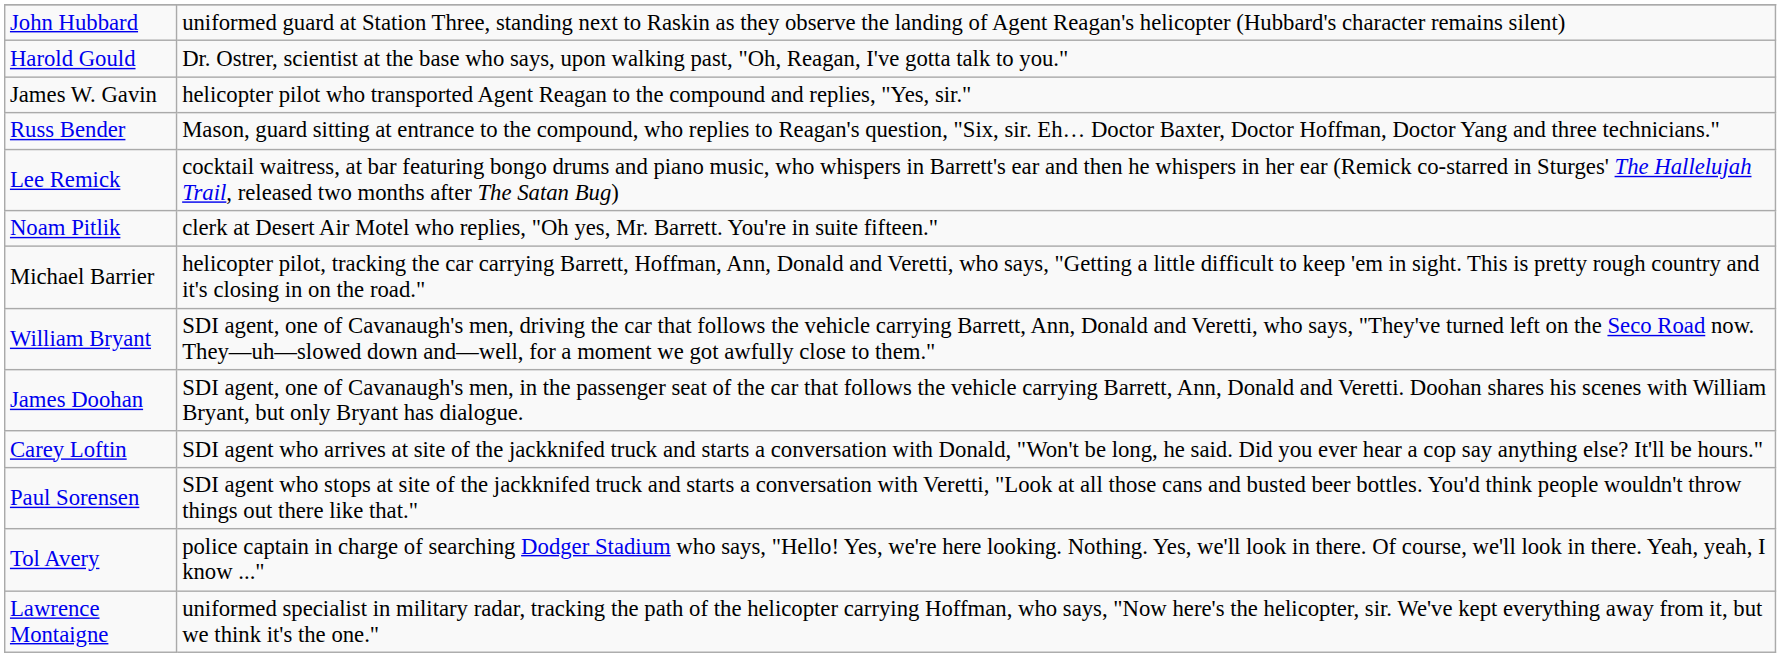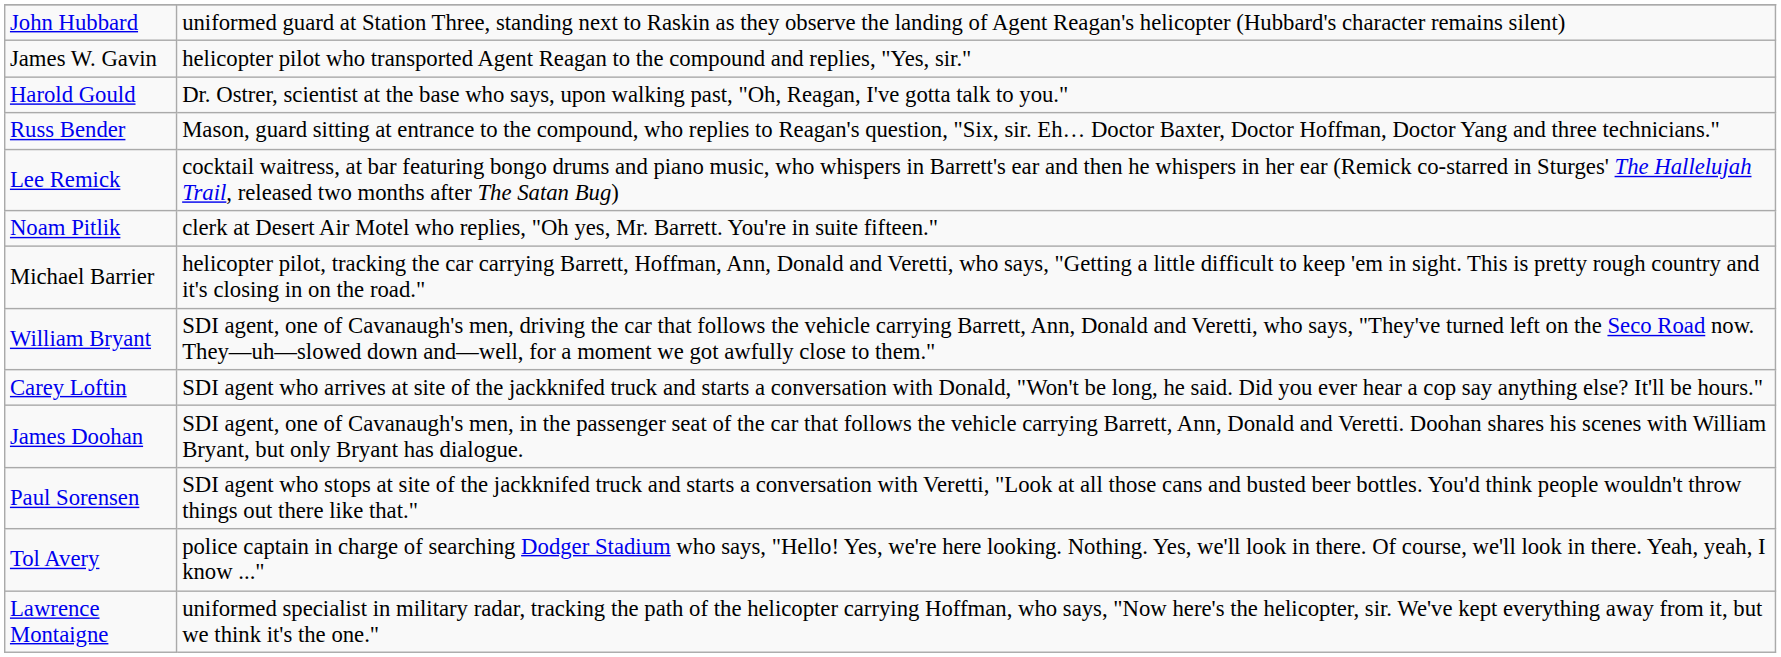rows swapped: (83, 94) <-> (73, 58)
rows swapped: (77, 400) <-> (68, 449)
